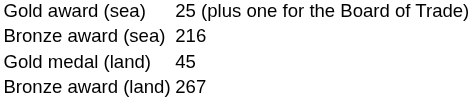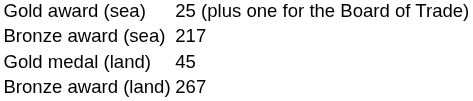(191, 36) 216 -> (191, 36) 217
